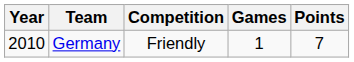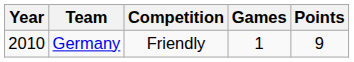(319, 43) 7 -> (319, 43) 9
